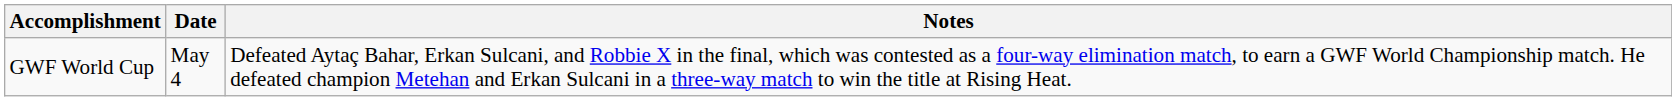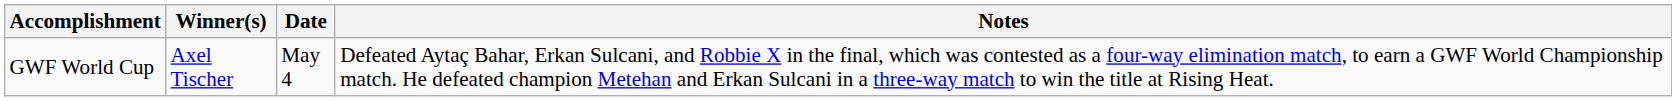+ column: (221, 21)
